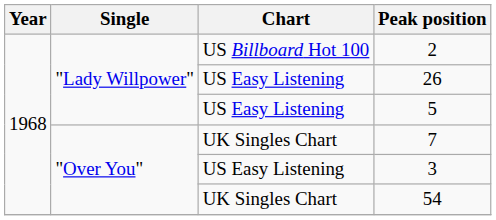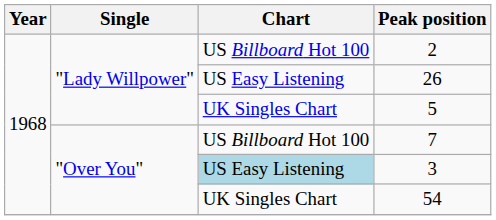(273, 109) US Easy Listening -> (270, 109) UK Singles Chart
(270, 139) UK Singles Chart -> (286, 139) US Billboard Hot 100
(273, 169) no background -> (273, 169) lightblue background
